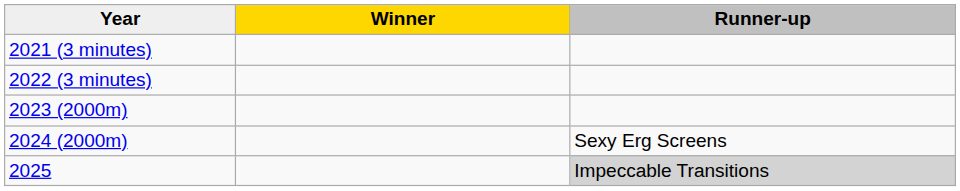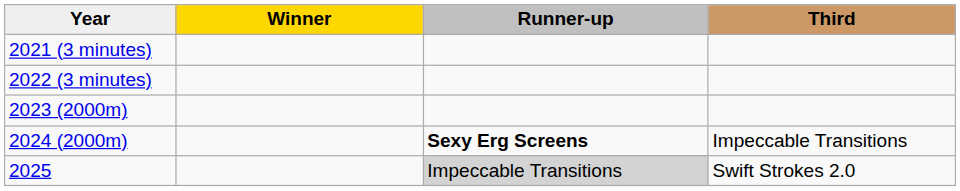+ column: (832, 19)
(651, 140) normal -> (508, 140) bold
